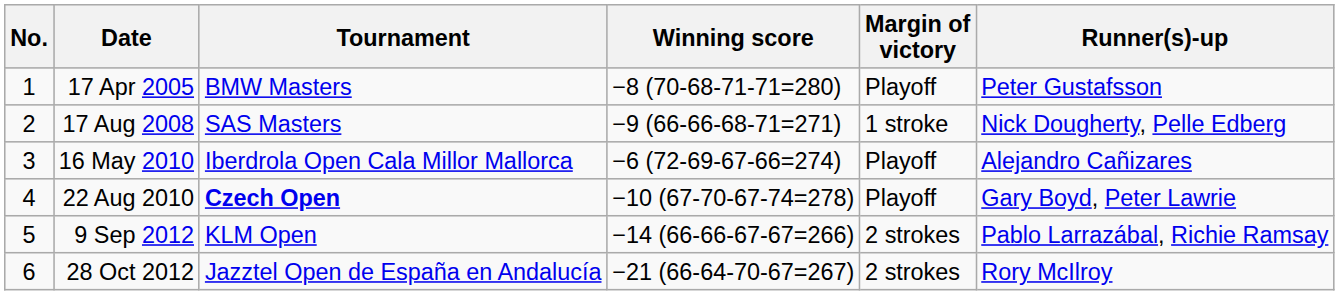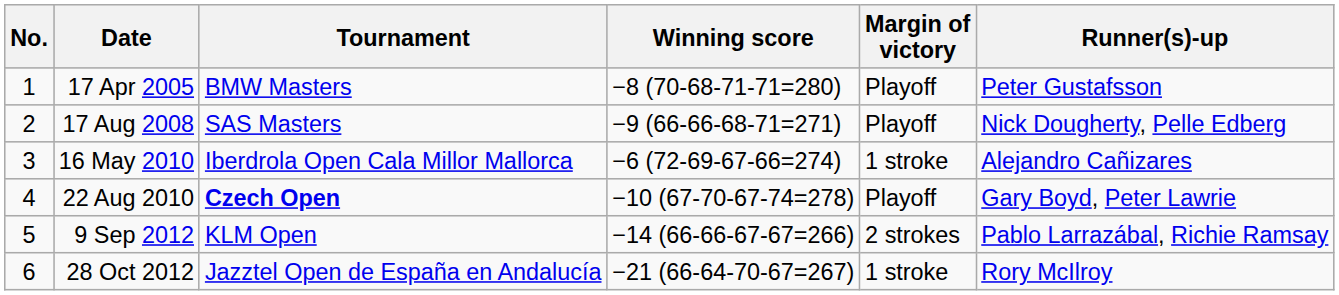(907, 124) 1 stroke -> (901, 124) Playoff
(901, 161) Playoff -> (907, 161) 1 stroke
(913, 272) 2 strokes -> (907, 272) 1 stroke
